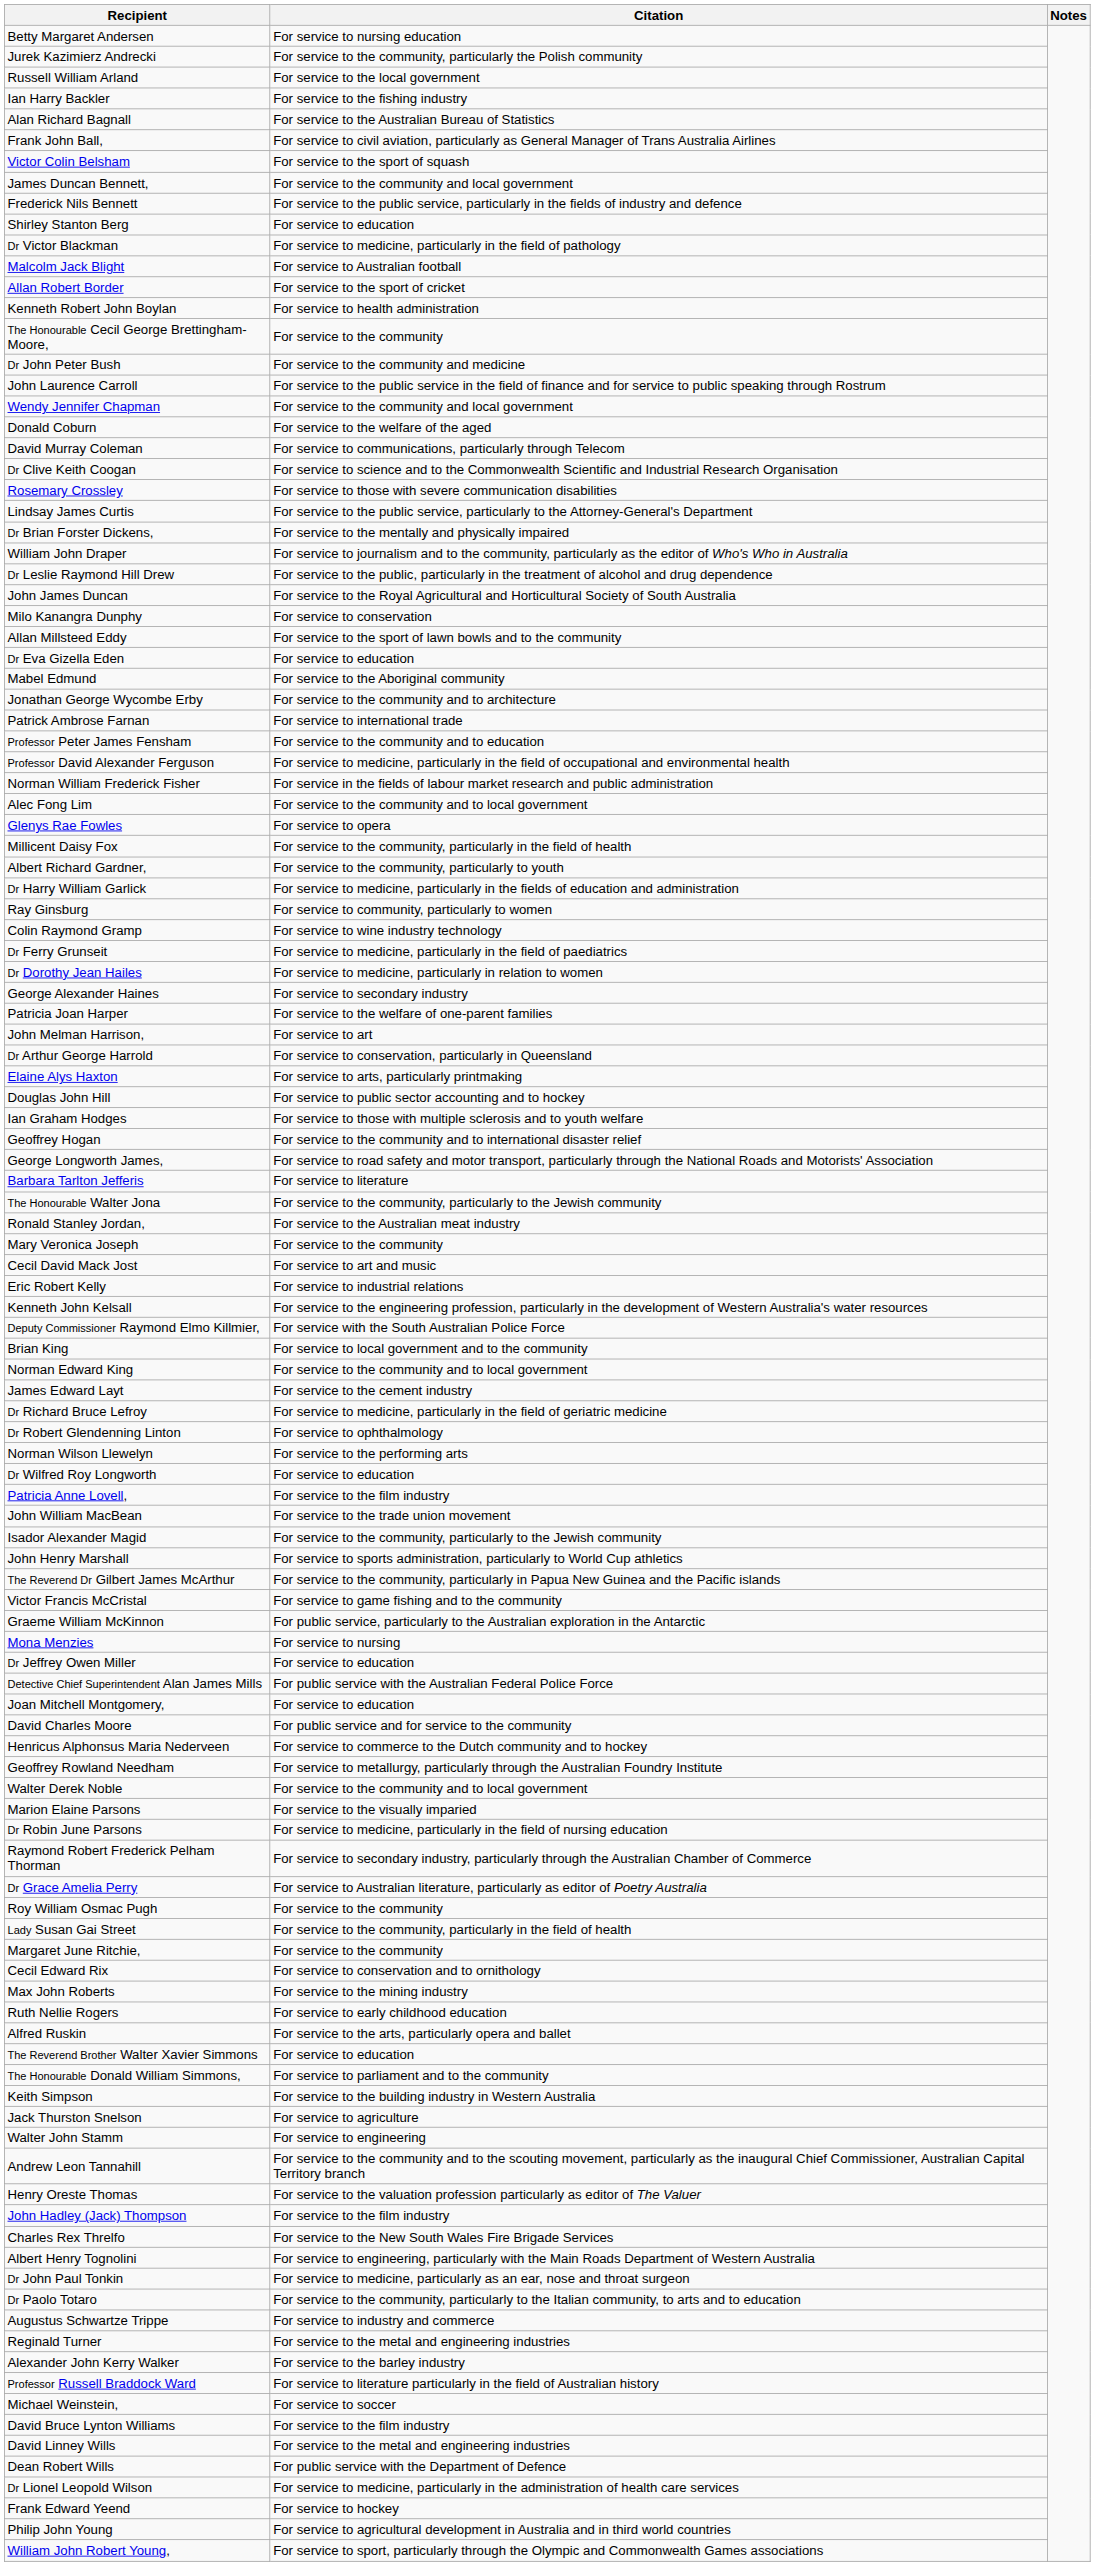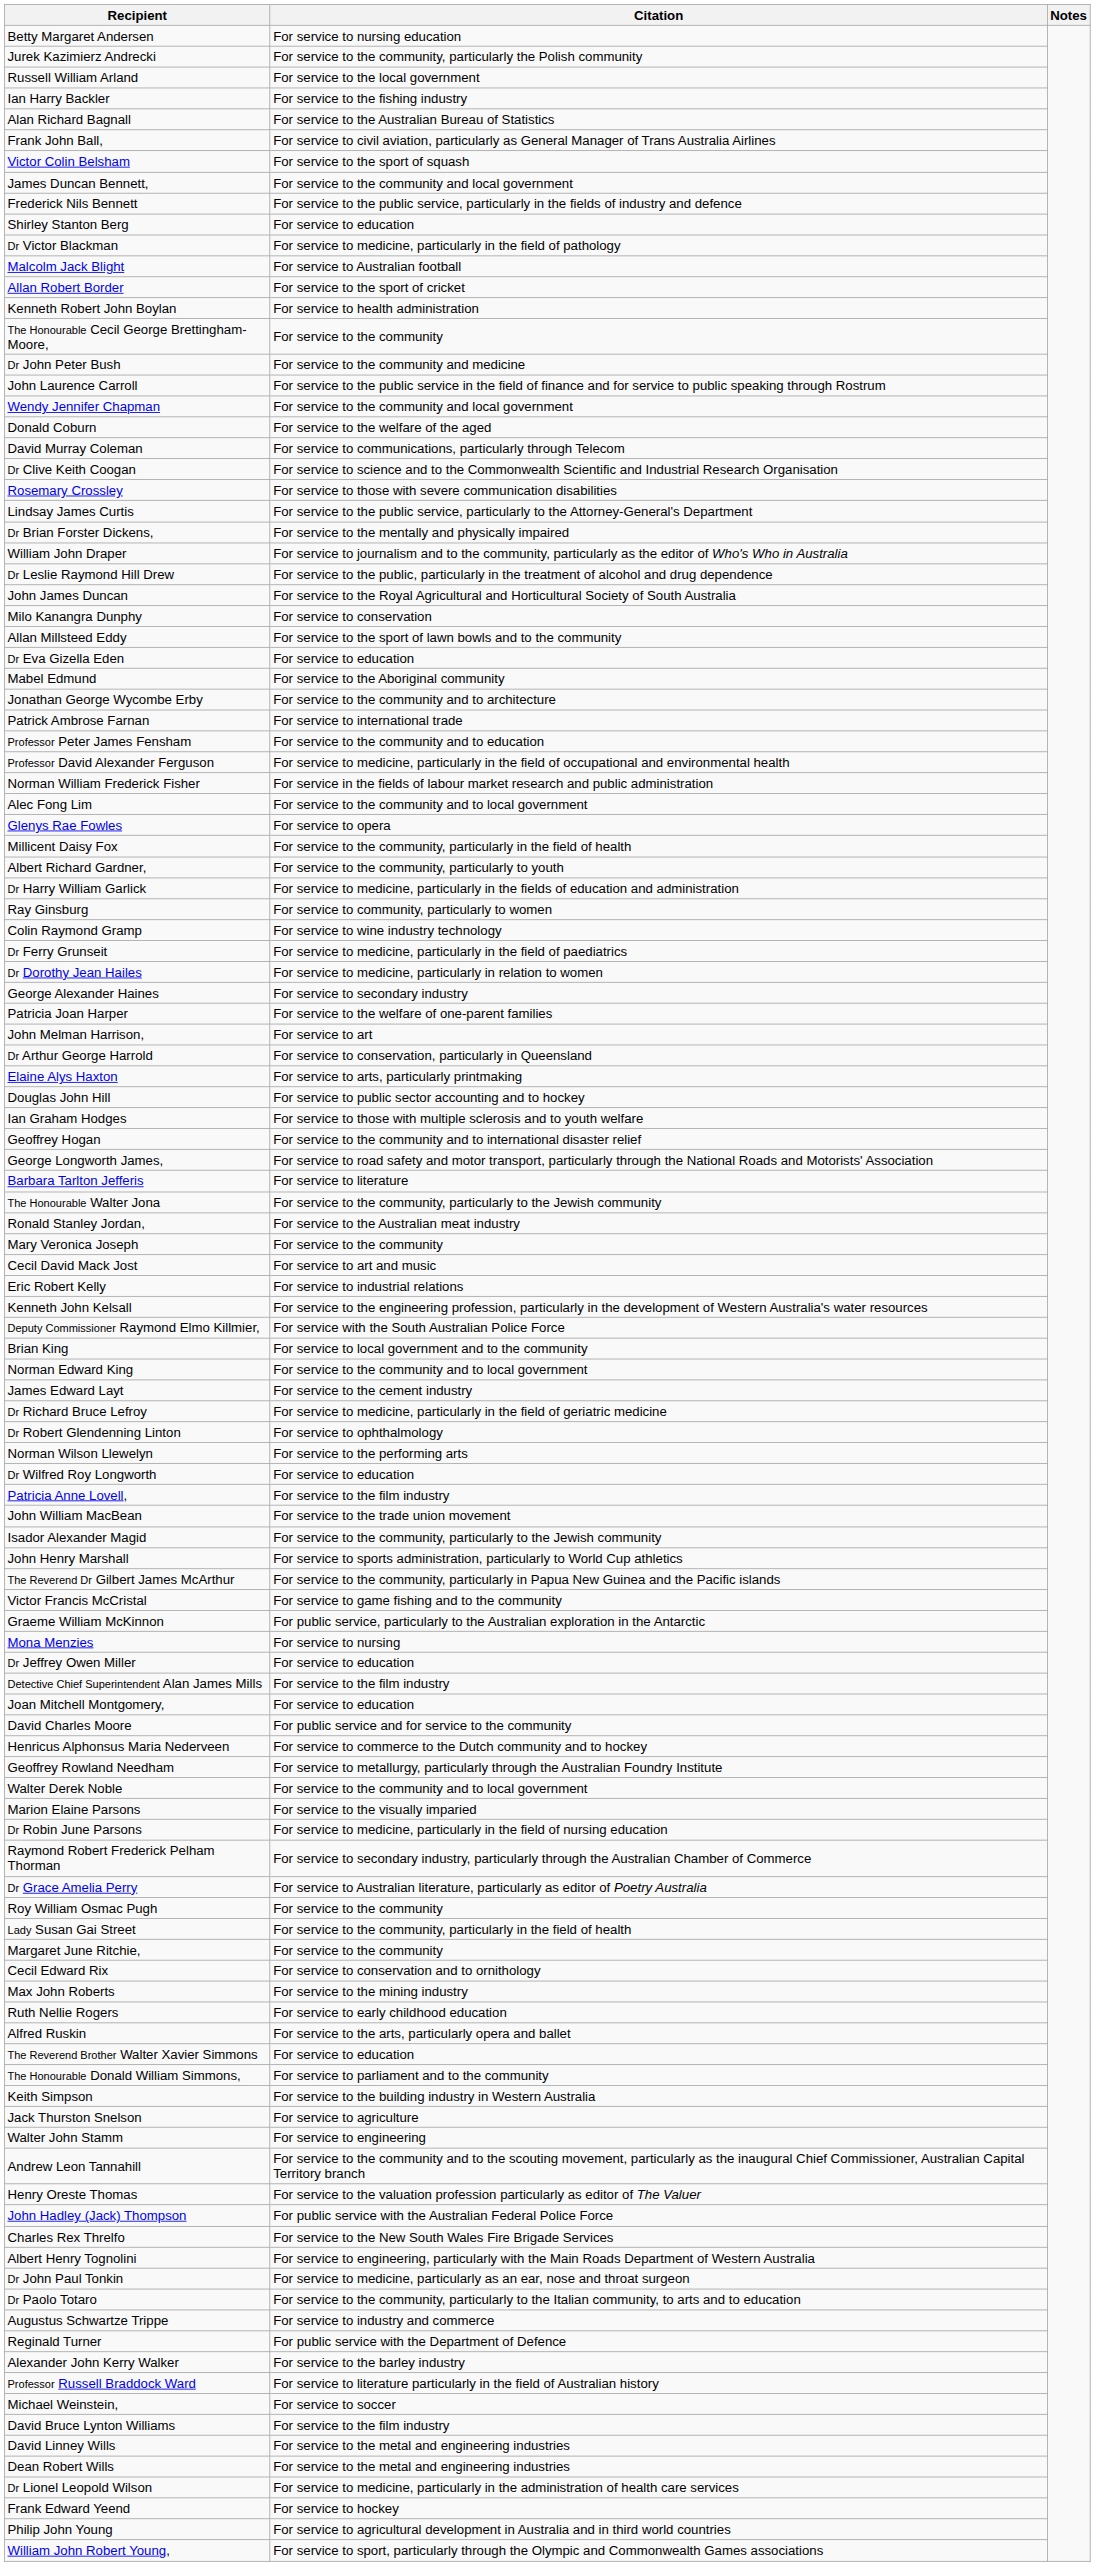(443, 1684) For public service with the Australian Federal Police Force -> (361, 1684) For service to the film industry
(361, 2216) For service to the film industry -> (443, 2216) For public service with the Australian Federal Police Force
(422, 2341) For service to the metal and engineering industries -> (420, 2341) For public service with the Department of Defence
(420, 2467) For public service with the Department of Defence -> (422, 2467) For service to the metal and engineering industries
